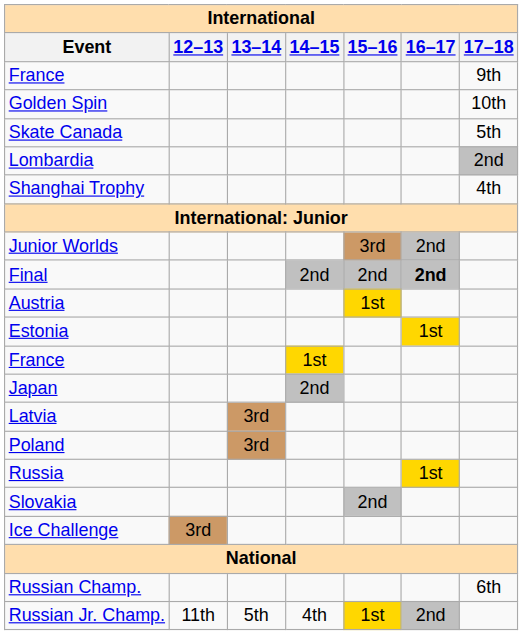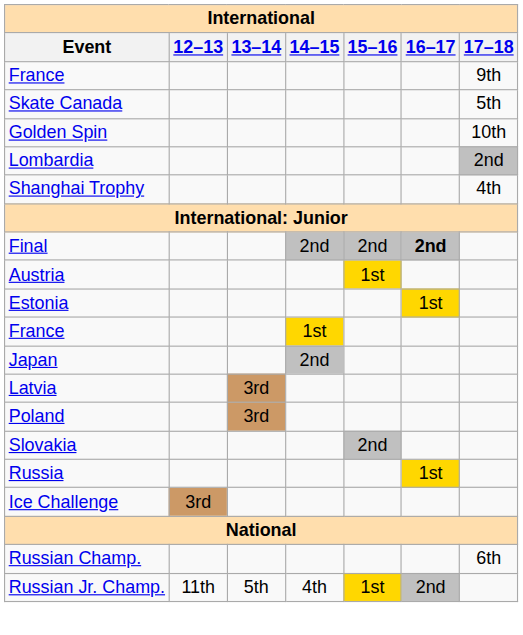rows swapped: (65, 132) <-> (58, 103)
- row: (63, 246)
rows swapped: (36, 473) <-> (43, 501)
